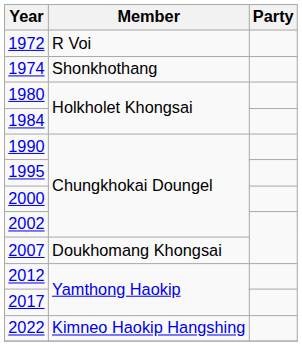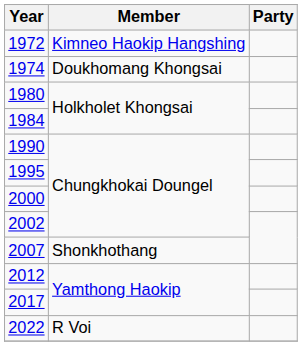(72, 43) R Voi -> (149, 43) Kimneo Haokip Hangshing
(105, 69) Shonkhothang -> (137, 69) Doukhomang Khongsai
(137, 250) Doukhomang Khongsai -> (105, 250) Shonkhothang
(149, 328) Kimneo Haokip Hangshing -> (72, 328) R Voi
